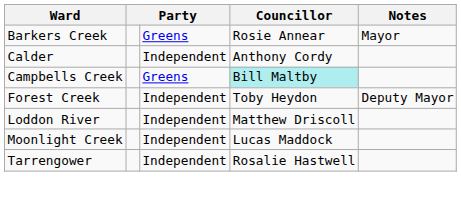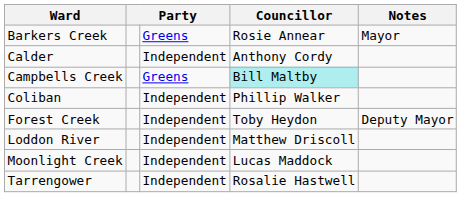+ row: (34, 98)
